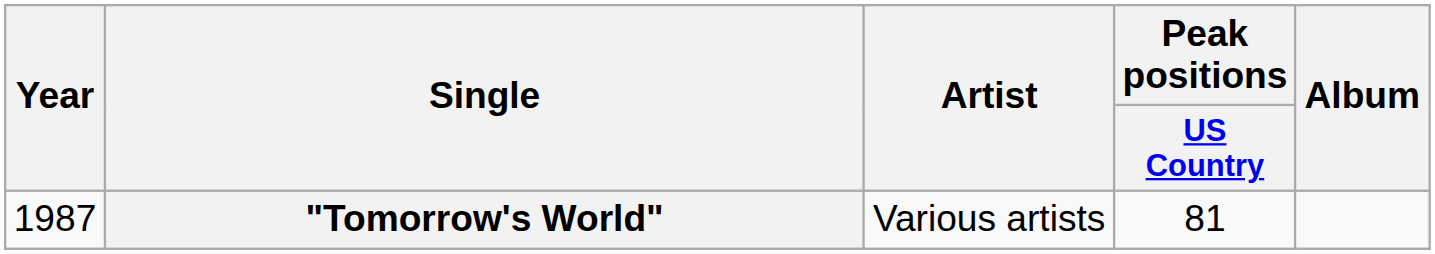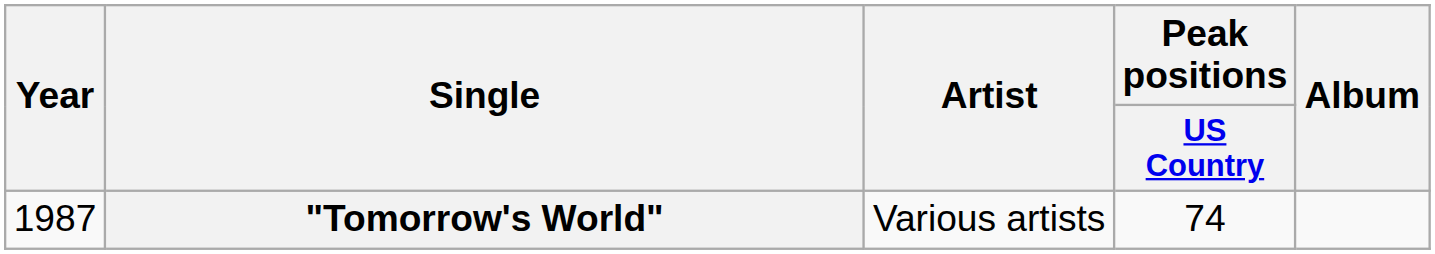(1205, 218) 81 -> (1205, 218) 74
